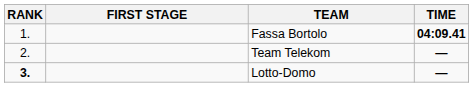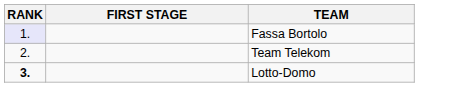- column: (441, 14)
(25, 34) no background -> (25, 34) lavender background
